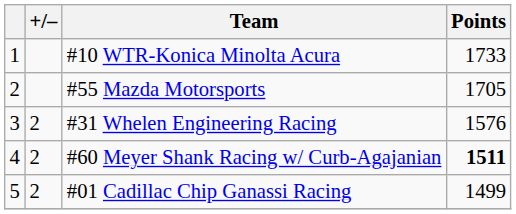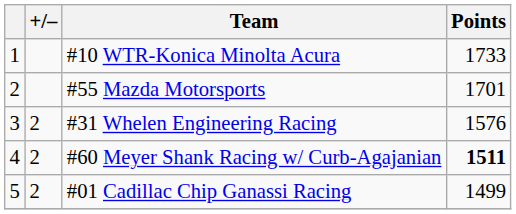(485, 89) 1705 -> (485, 89) 1701
